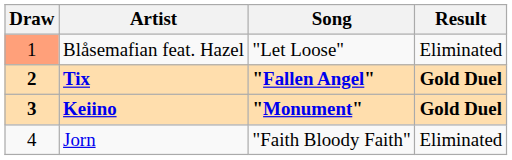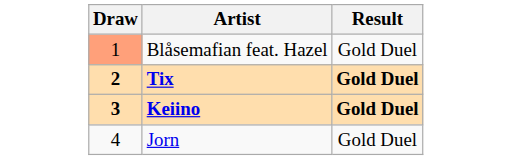- column: (332, 19)
(461, 49) Eliminated -> (377, 49) Gold Duel
(461, 139) Eliminated -> (377, 139) Gold Duel
